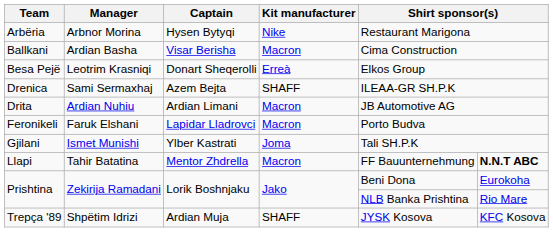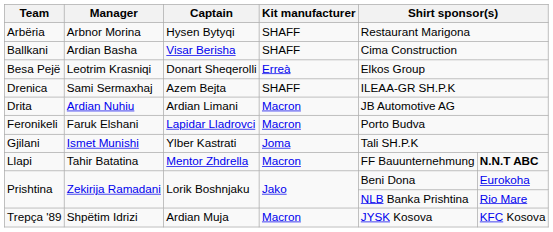(274, 32) Nike -> (281, 32) SHAFF
(281, 50) Macron -> (281, 50) SHAFF
(281, 217) SHAFF -> (281, 217) Macron
